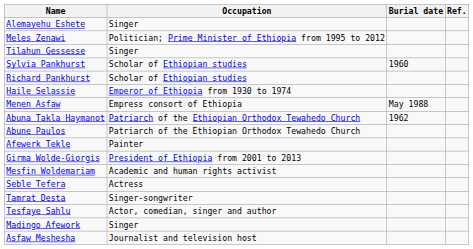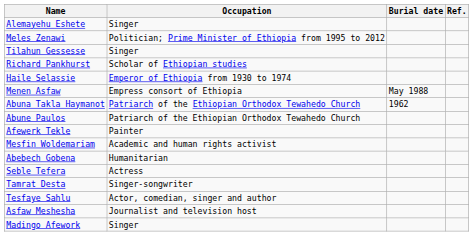- row: (46, 64)
- row: (53, 158)
+ row: (41, 158)
rows swapped: (43, 225) <-> (41, 238)
